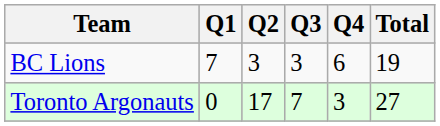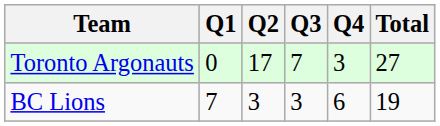rows swapped: (102, 101) <-> (58, 62)
